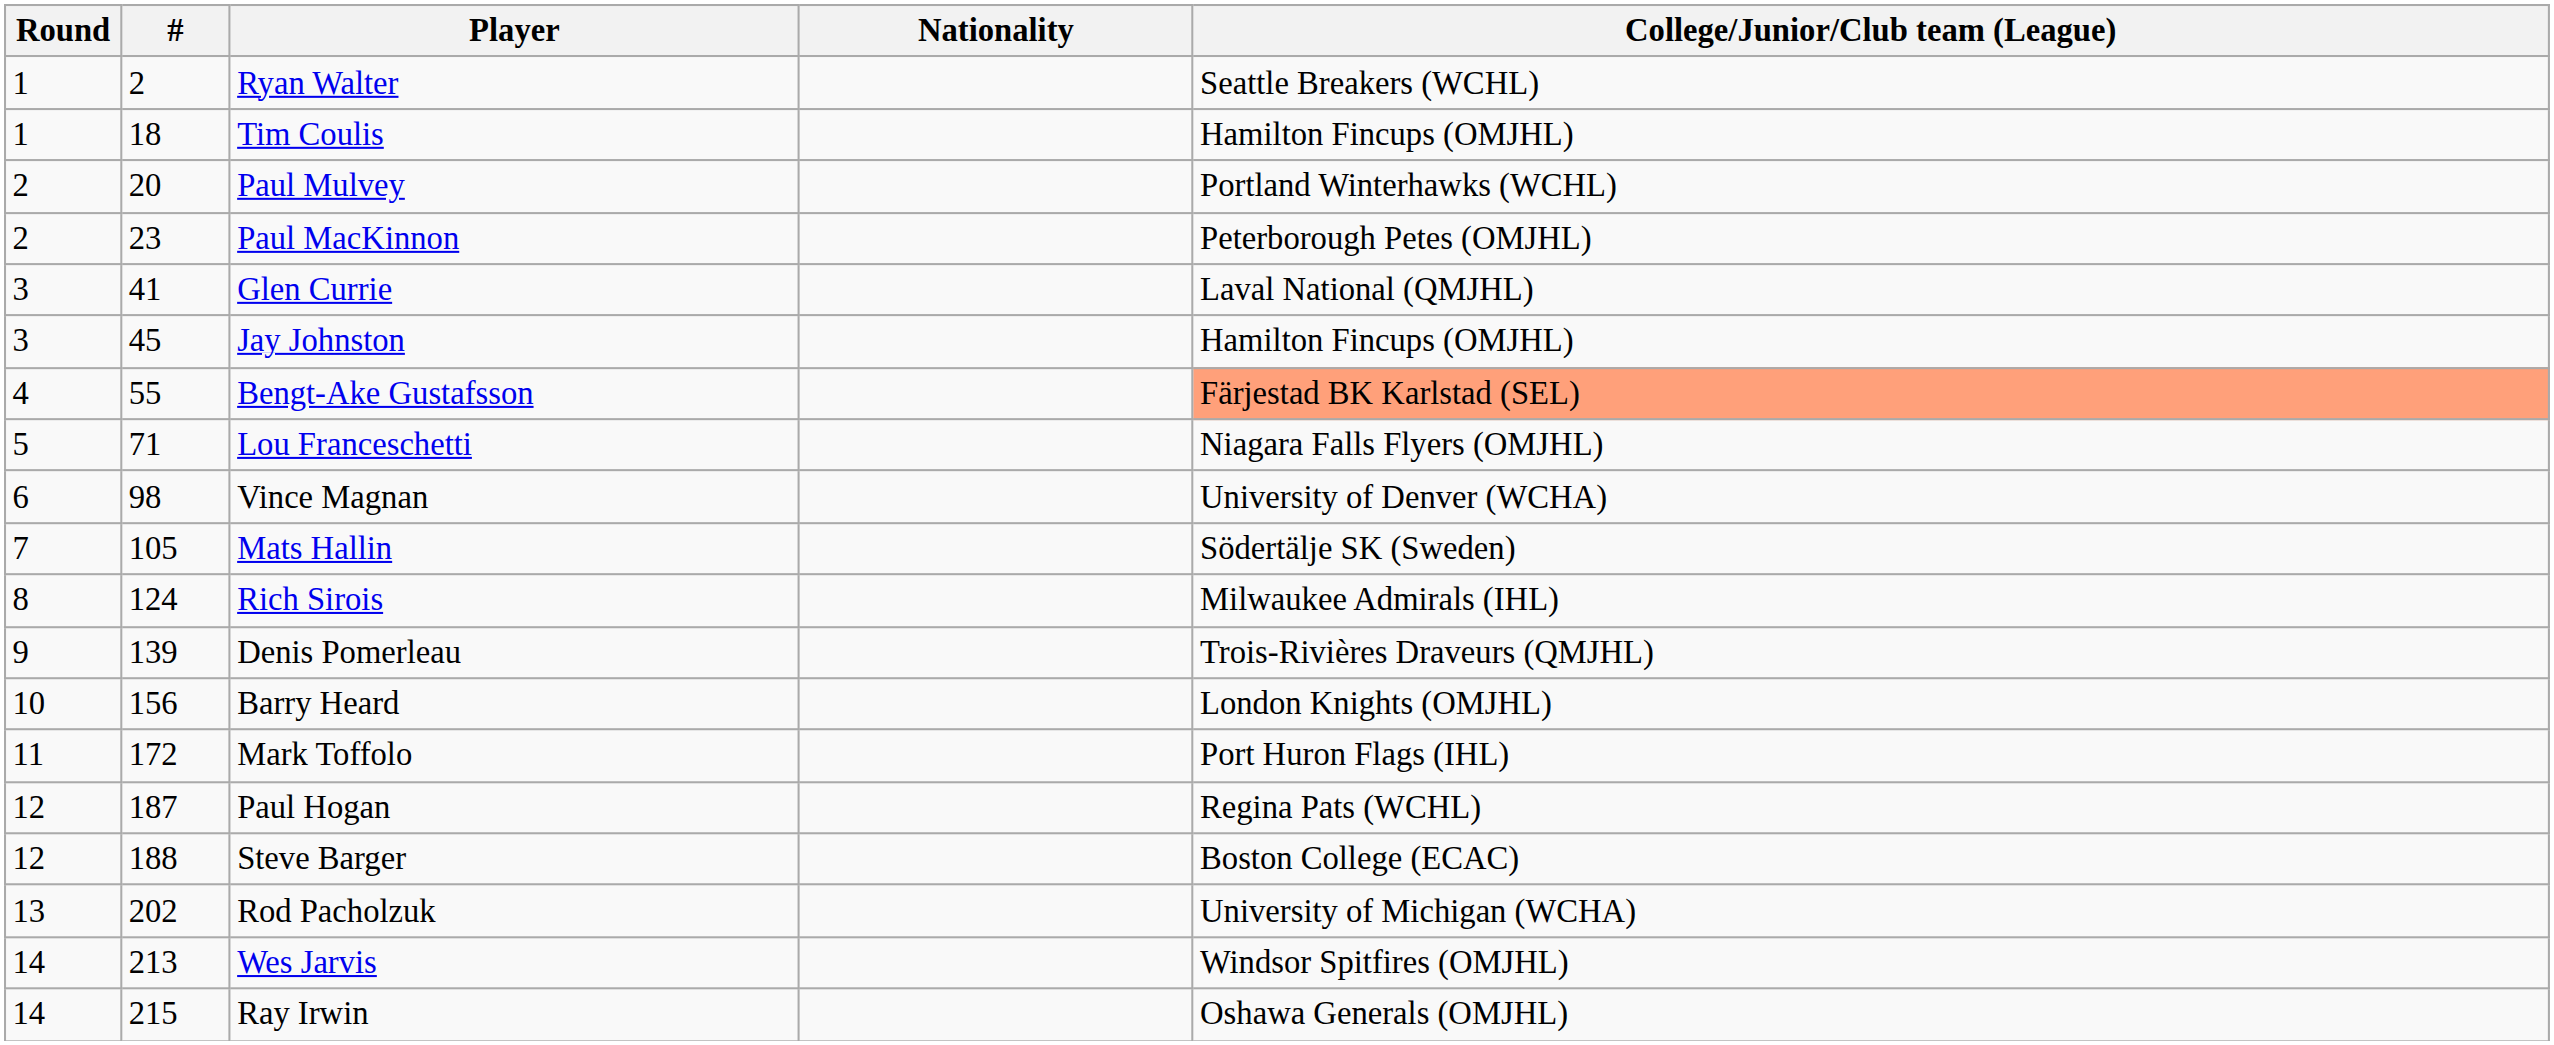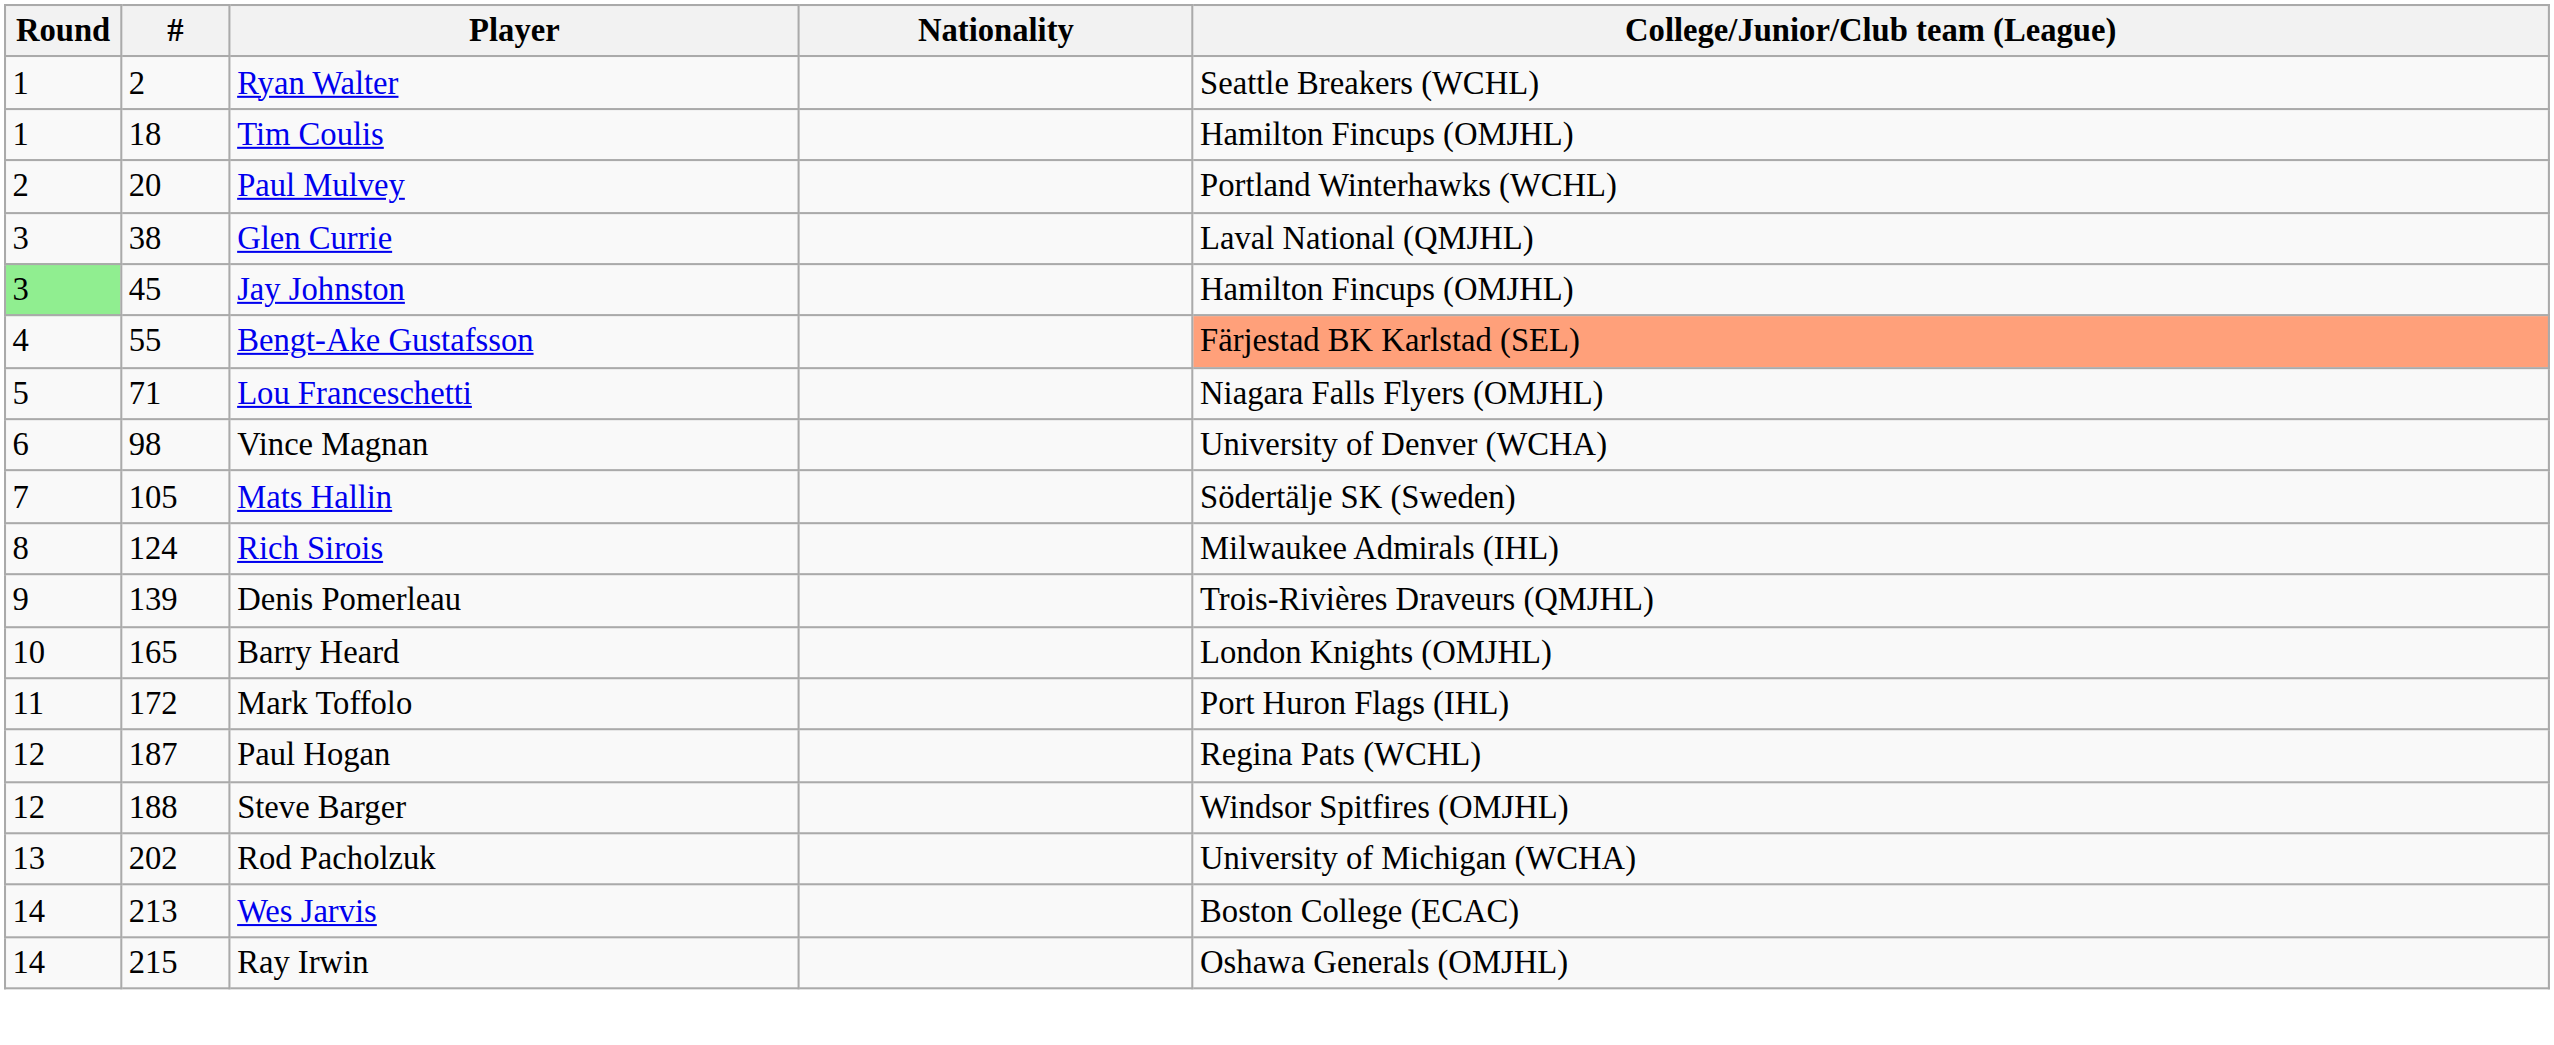- row: (348, 237)
(145, 289) 41 -> (145, 237) 38
(21, 340) no background -> (21, 289) lightgreen background
(153, 703) 156 -> (153, 651) 165
(1360, 858) Boston College (ECAC) -> (1384, 806) Windsor Spitfires (OMJHL)
(1384, 962) Windsor Spitfires (OMJHL) -> (1360, 910) Boston College (ECAC)
